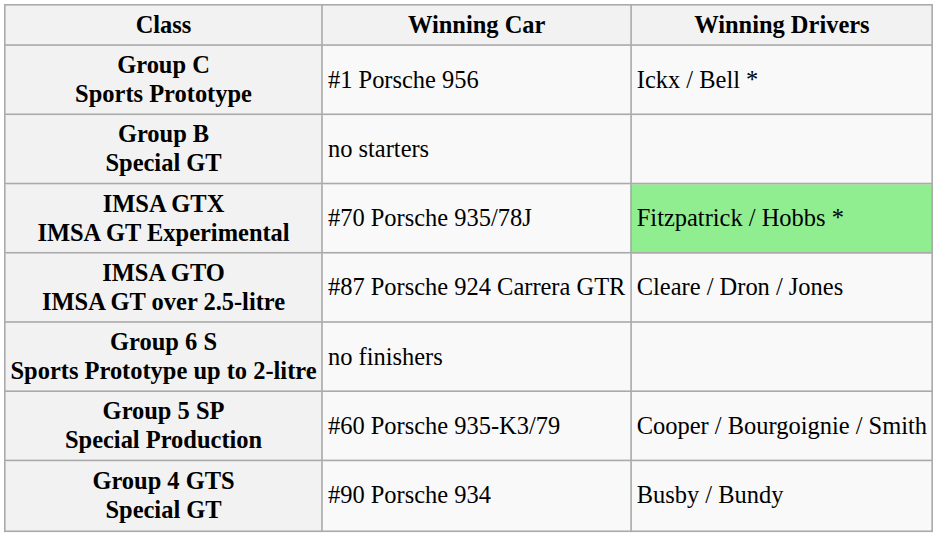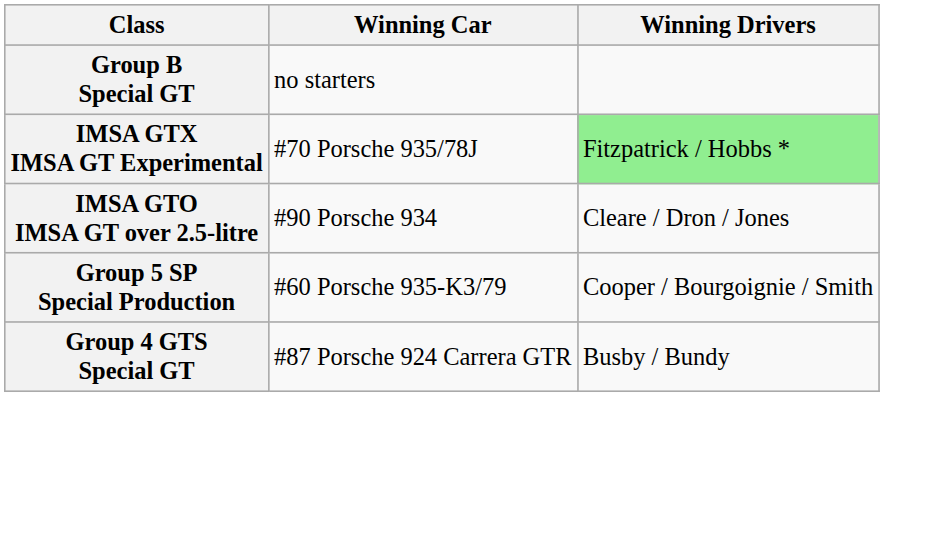- row: (164, 79)
(477, 287) #87 Porsche 924 Carrera GTR -> (356, 218) #90 Porsche 934
- row: (164, 357)
(409, 495) #90 Porsche 934 -> (423, 357) #87 Porsche 924 Carrera GTR
